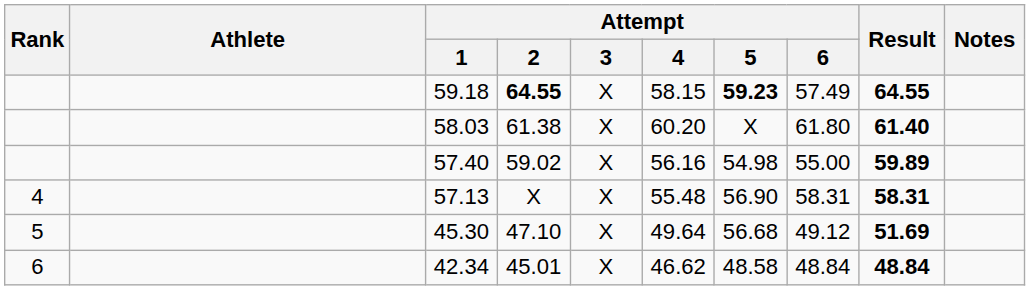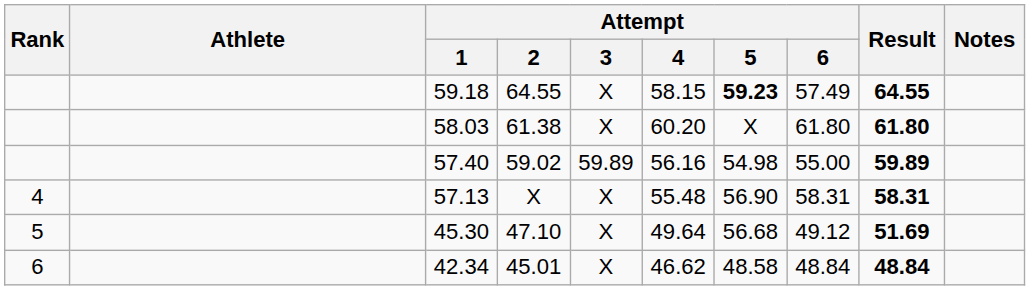(534, 92) bold -> (534, 92) normal
(902, 127) 61.40 -> (902, 127) 61.80
(606, 162) X -> (606, 162) 59.89
